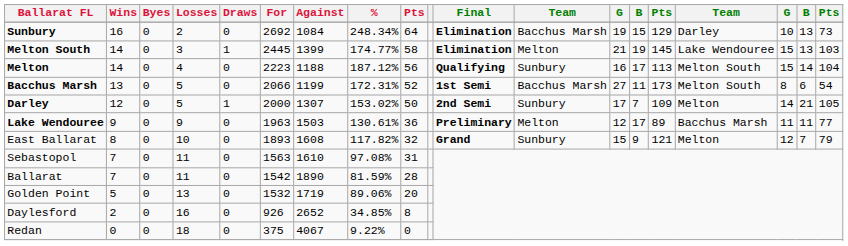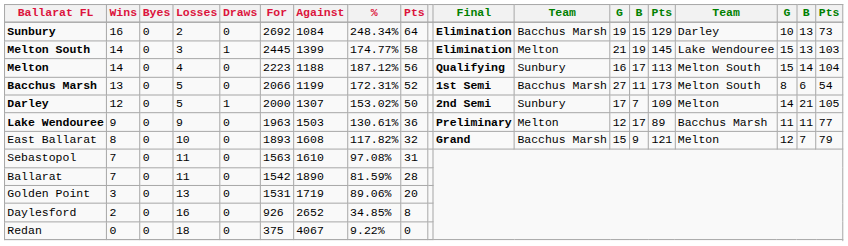(542, 140) Sunbury -> (562, 140) Bacchus Marsh
(113, 195) 5 -> (113, 195) 3
(277, 195) 1532 -> (277, 195) 1531
